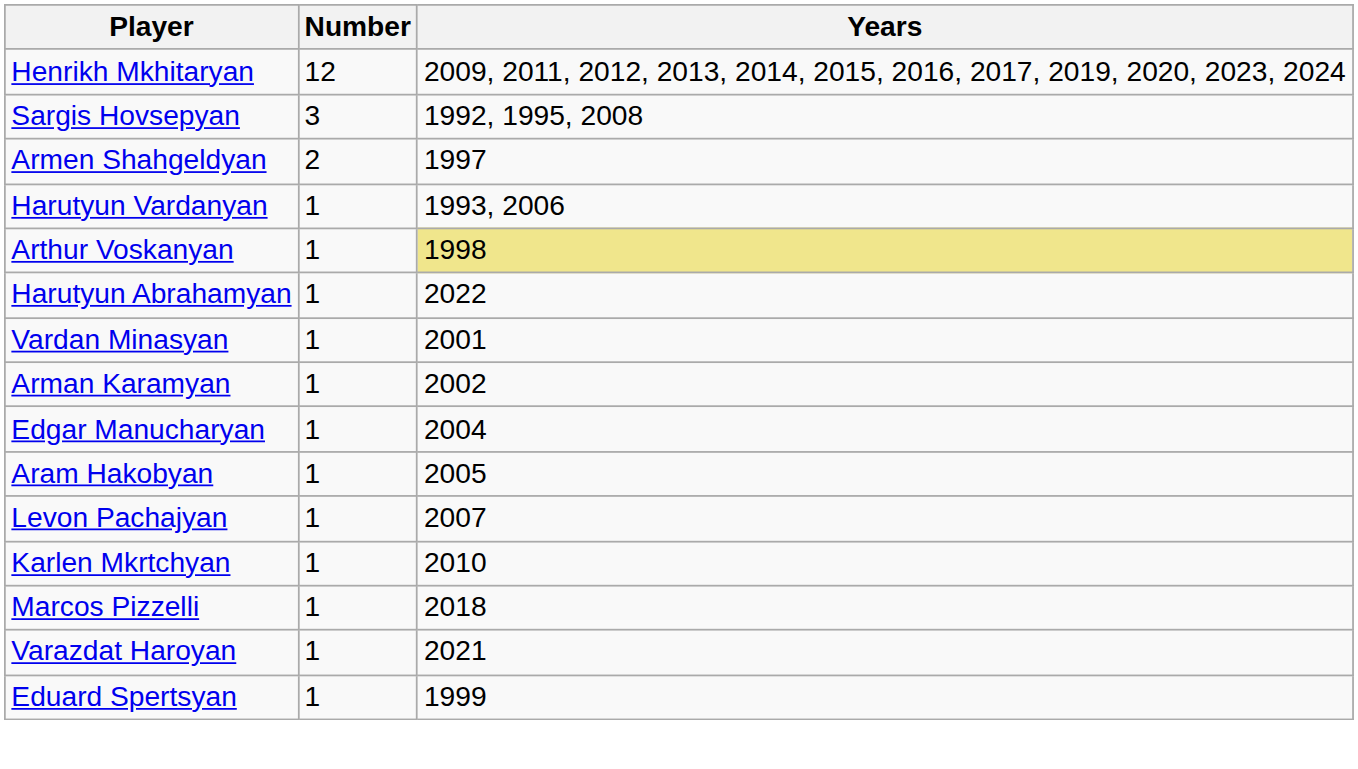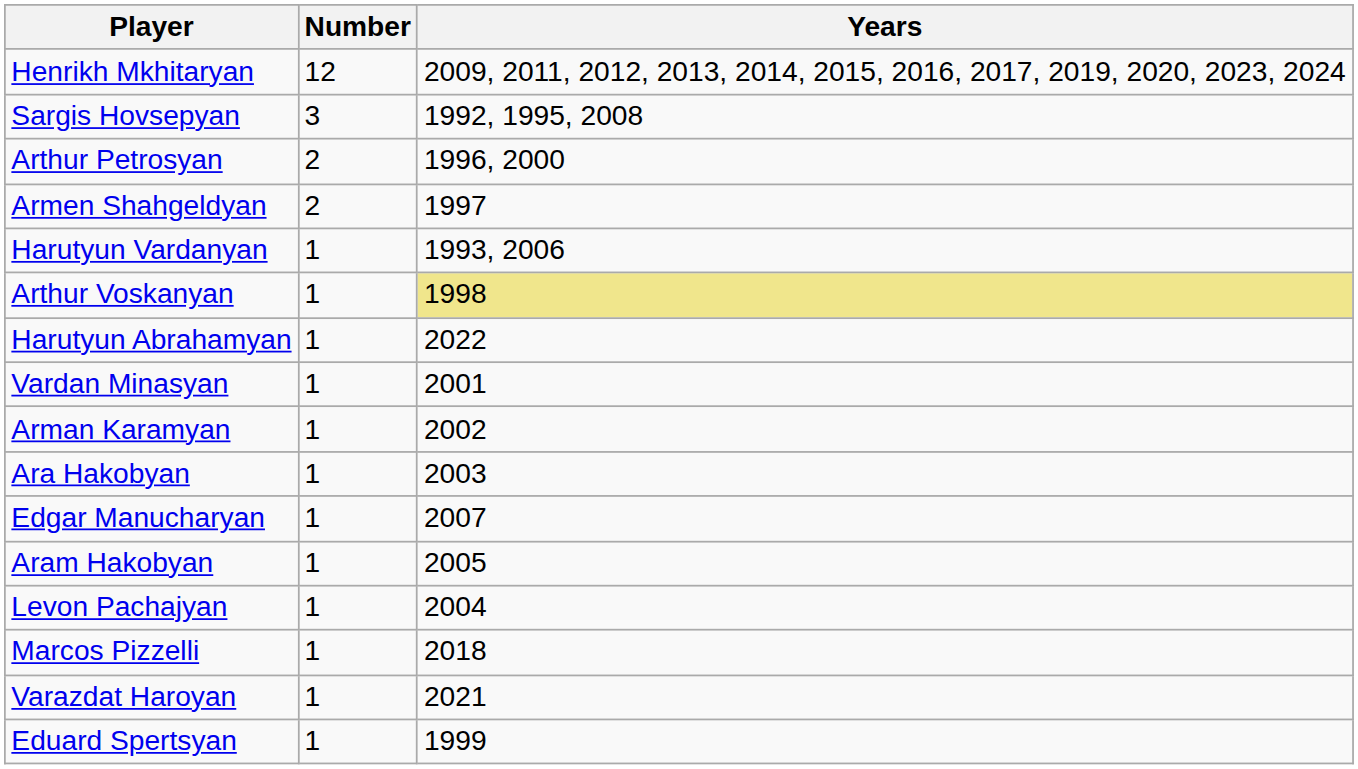+ row: (117, 160)
+ row: (101, 473)
(455, 428) 2004 -> (455, 518) 2007
(455, 518) 2007 -> (455, 607) 2004
- row: (121, 562)
